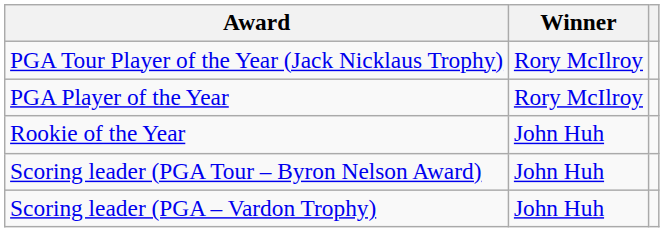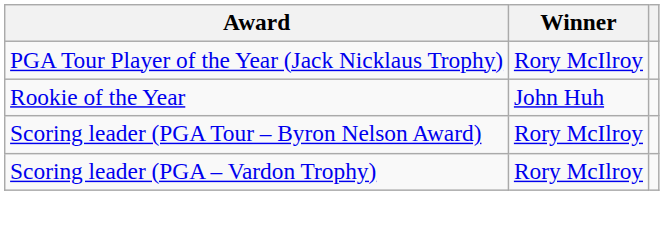- row: (119, 97)
(559, 171) John Huh -> (578, 134) Rory McIlroy
(559, 208) John Huh -> (578, 171) Rory McIlroy
